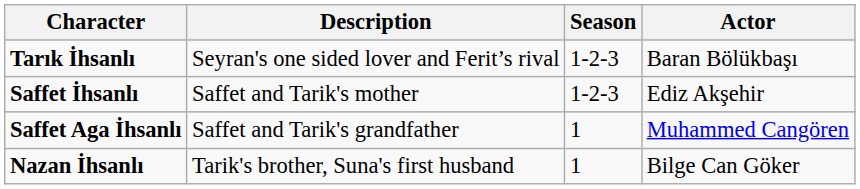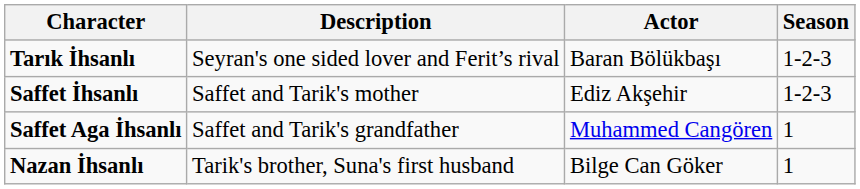columns swapped: (748, 22) <-> (603, 22)
